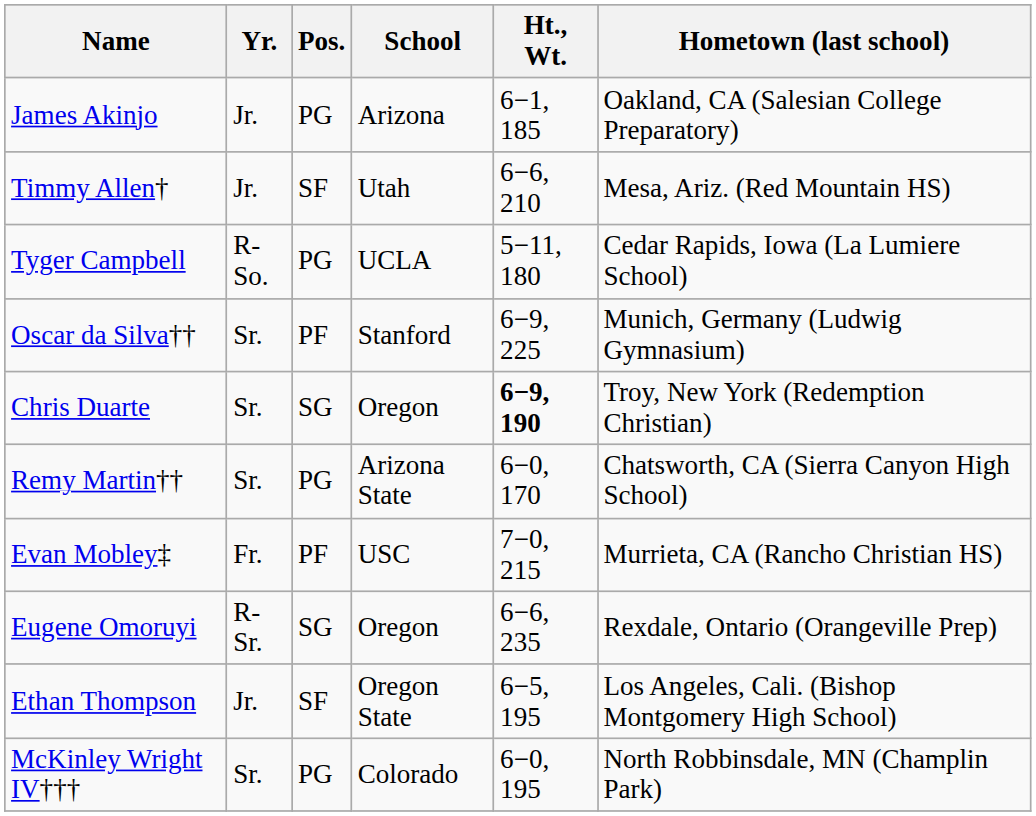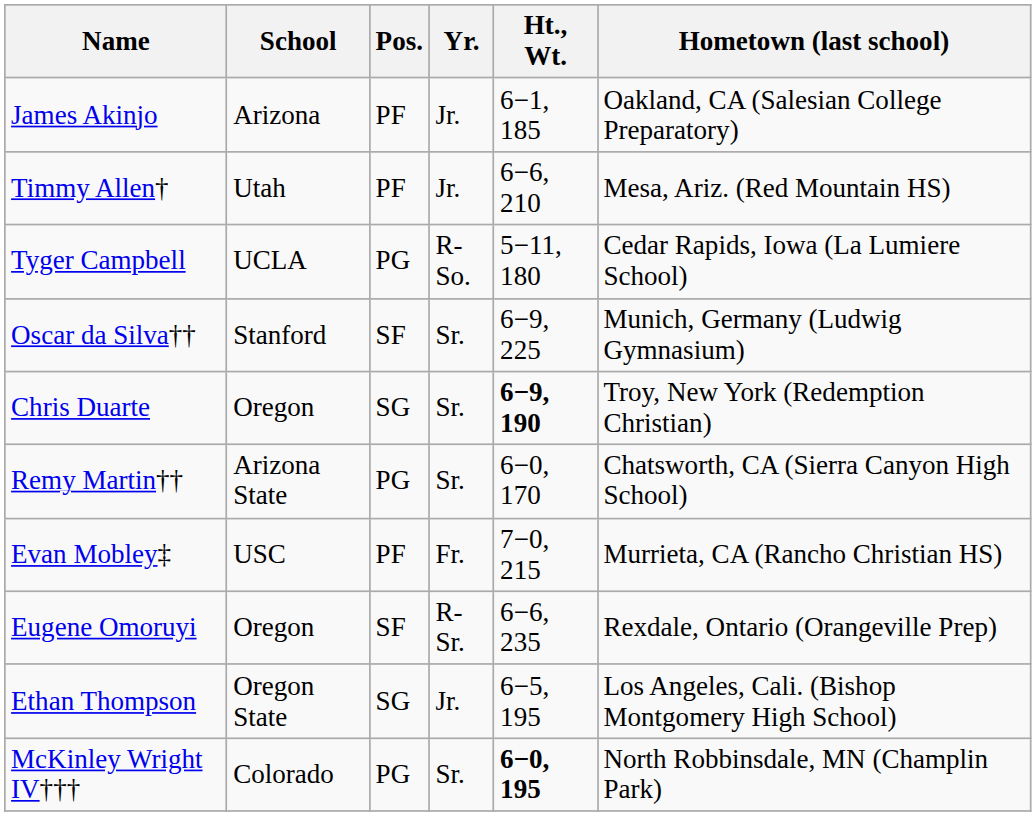columns swapped: (423, 41) <-> (259, 41)
(315, 114) PG -> (391, 114) PF
(313, 187) SF -> (391, 187) PF
(313, 334) PF -> (391, 334) SF
(315, 627) SG -> (391, 627) SF
(313, 700) SF -> (393, 700) SG
(525, 774) normal -> (525, 774) bold
